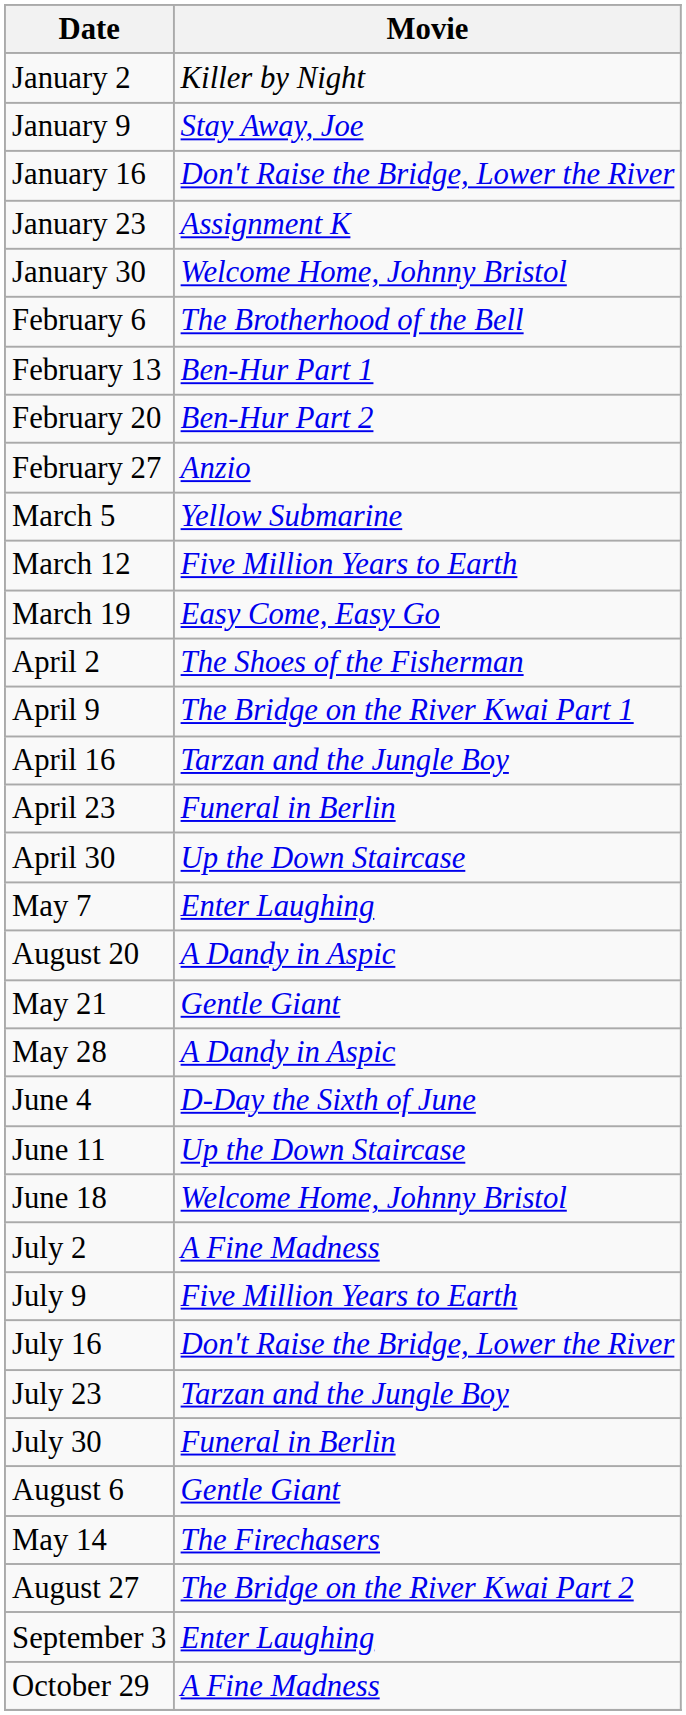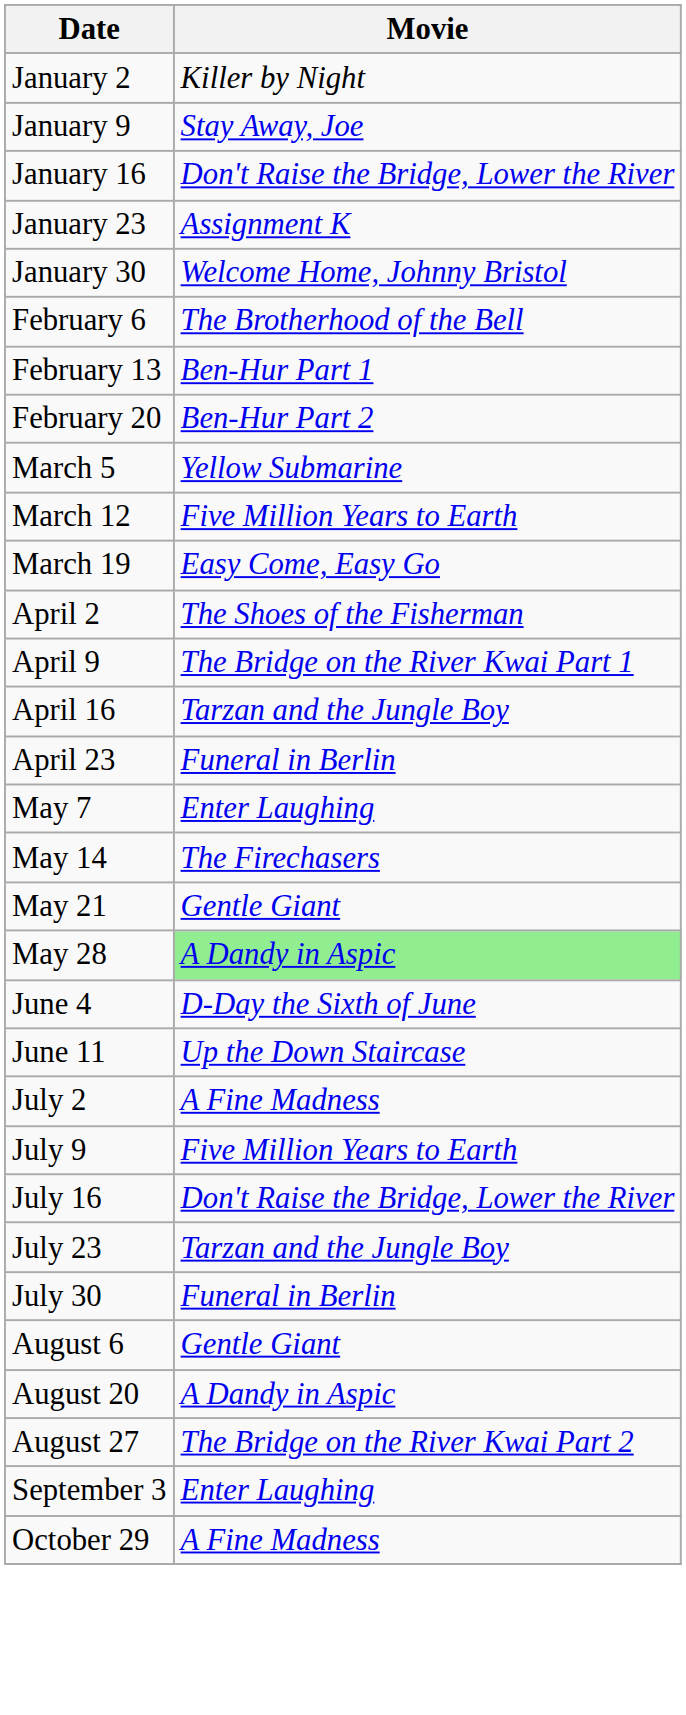- row: (87, 467)
- row: (64, 857)
rows swapped: (59, 1539) <-> (76, 954)
(288, 1051) no background -> (288, 954) lightgreen background
- row: (59, 1198)
